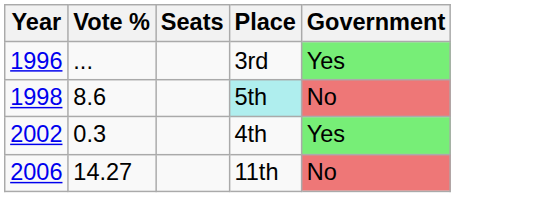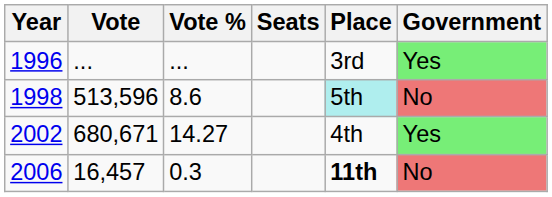+ column: (116, 23)
(90, 135) 0.3 -> (199, 135) 14.27
(103, 172) 14.27 -> (186, 172) 0.3
(256, 172) normal -> (354, 172) bold
